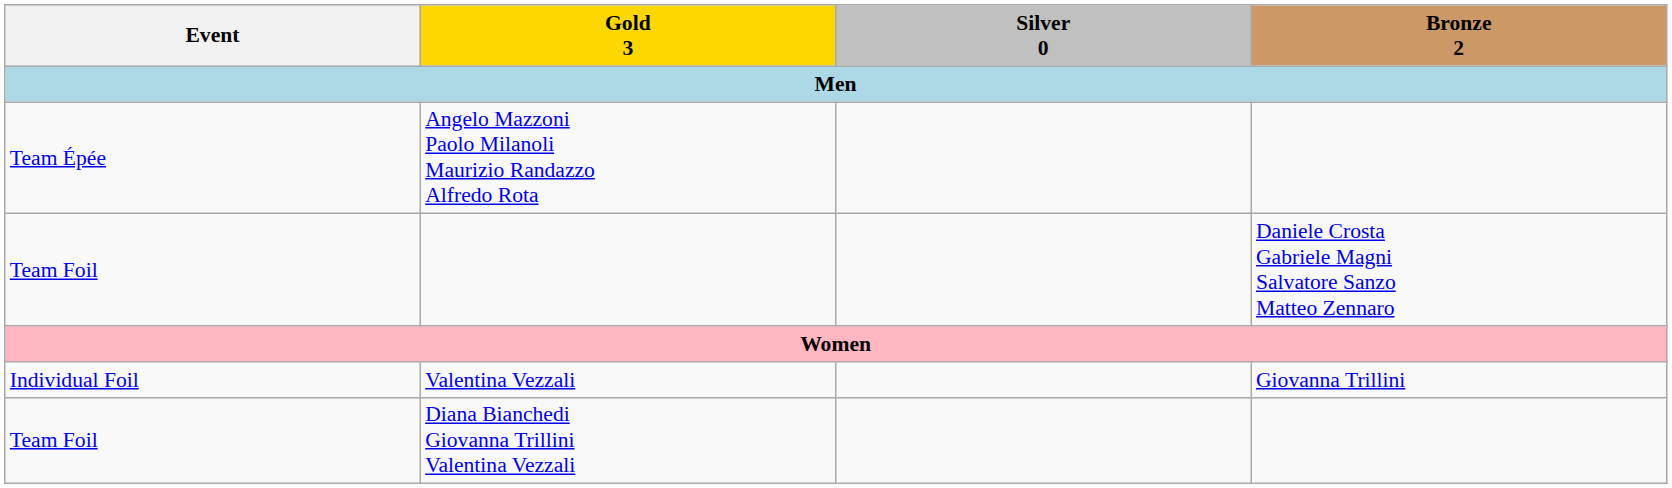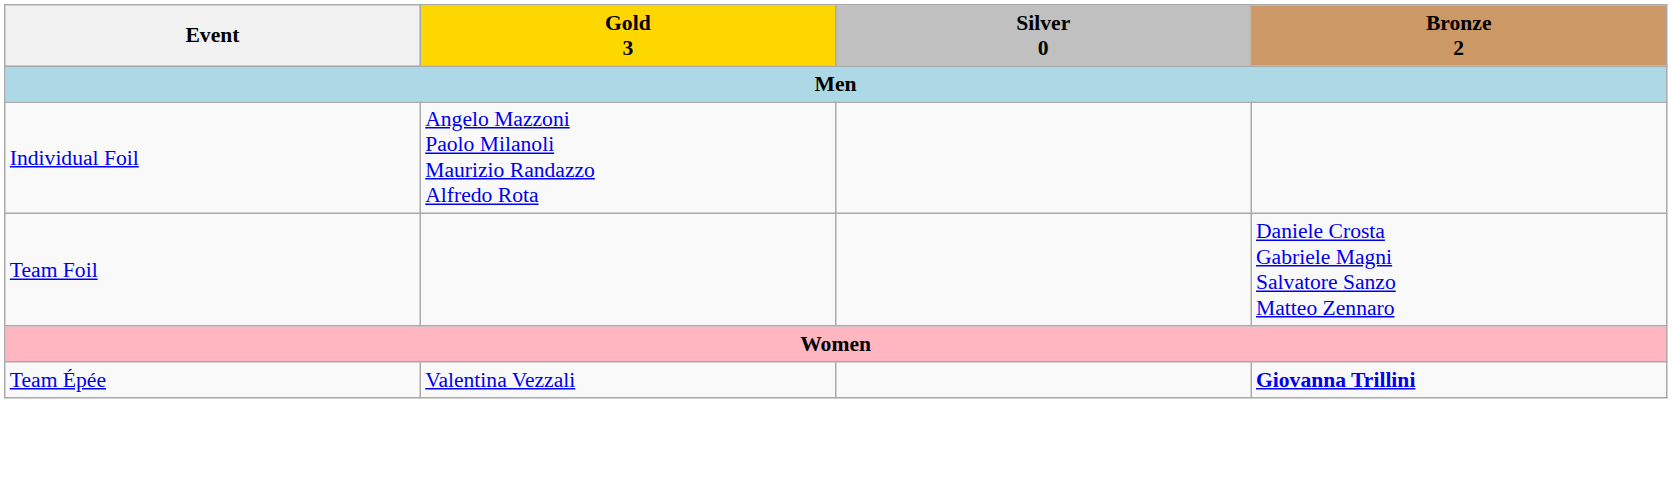(58, 157) Team Épée -> (74, 157) Individual Foil
(74, 379) Individual Foil -> (58, 379) Team Épée
(1331, 379) normal -> (1336, 379) bold
- row: (500, 440)
